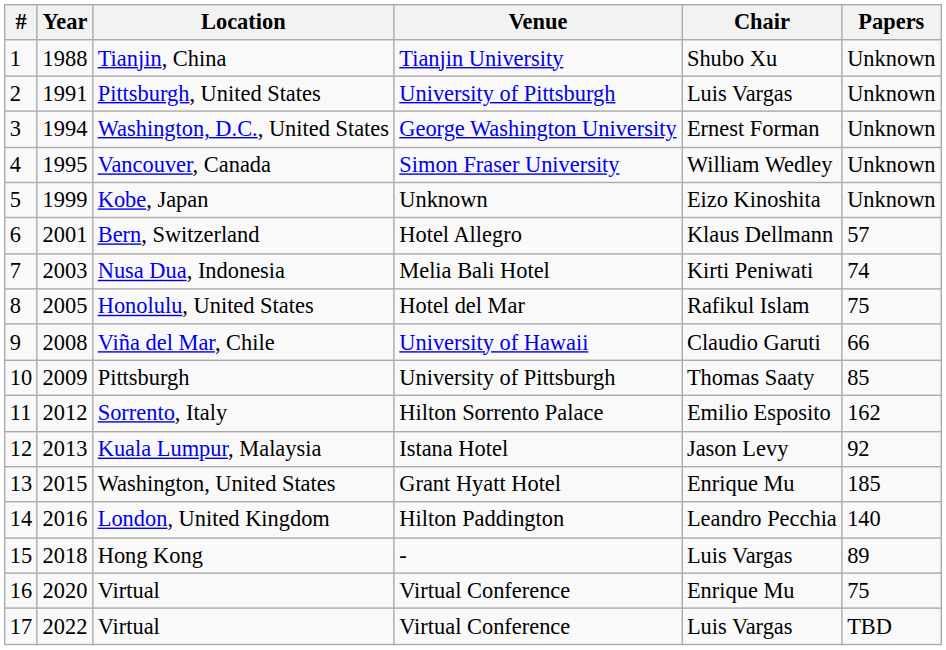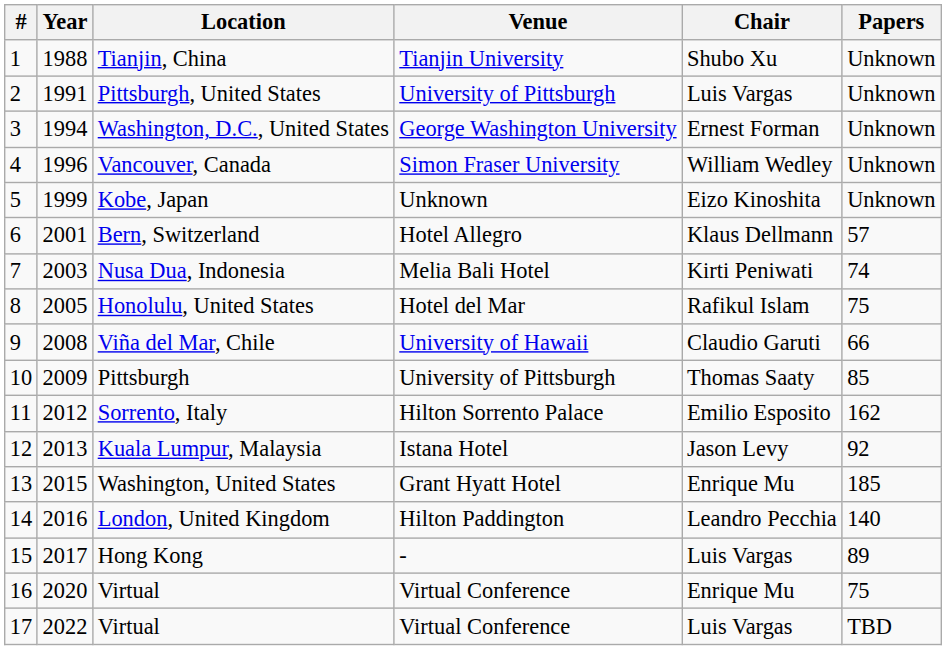(65, 164) 1995 -> (65, 164) 1996
(65, 555) 2018 -> (65, 555) 2017
